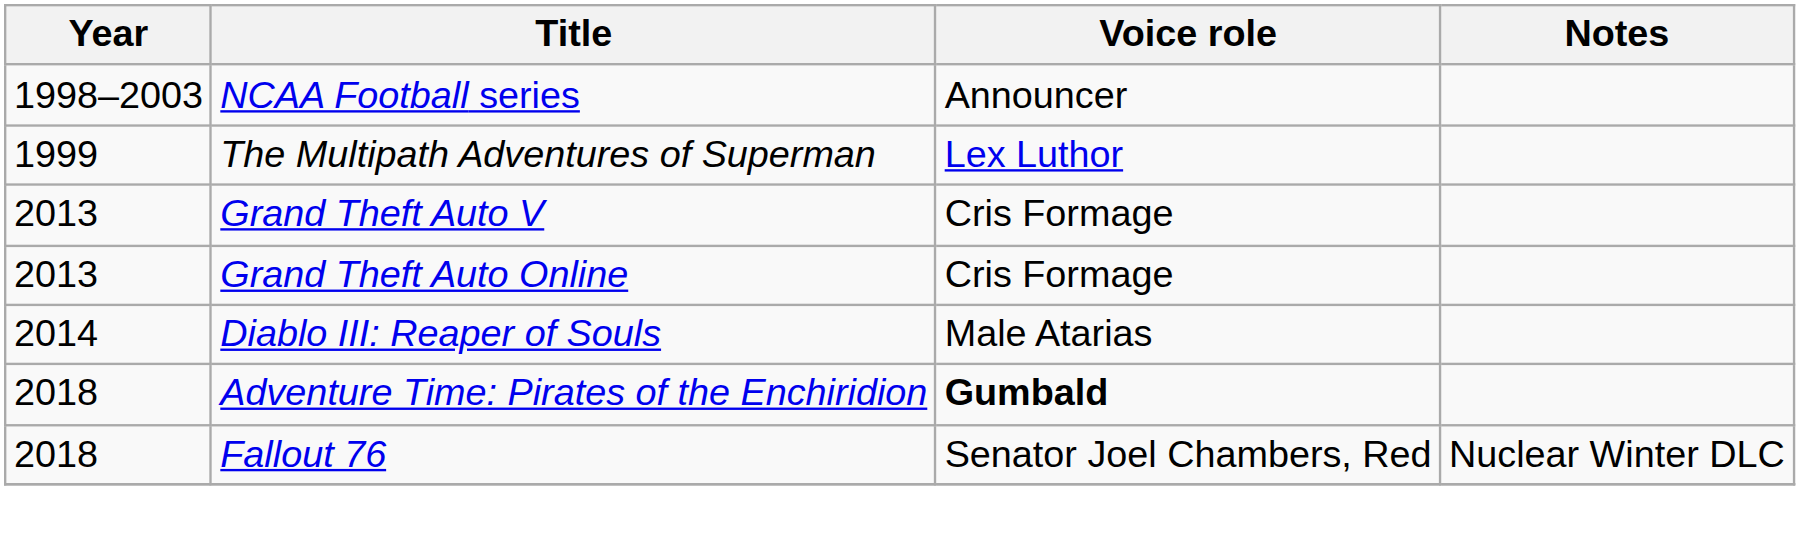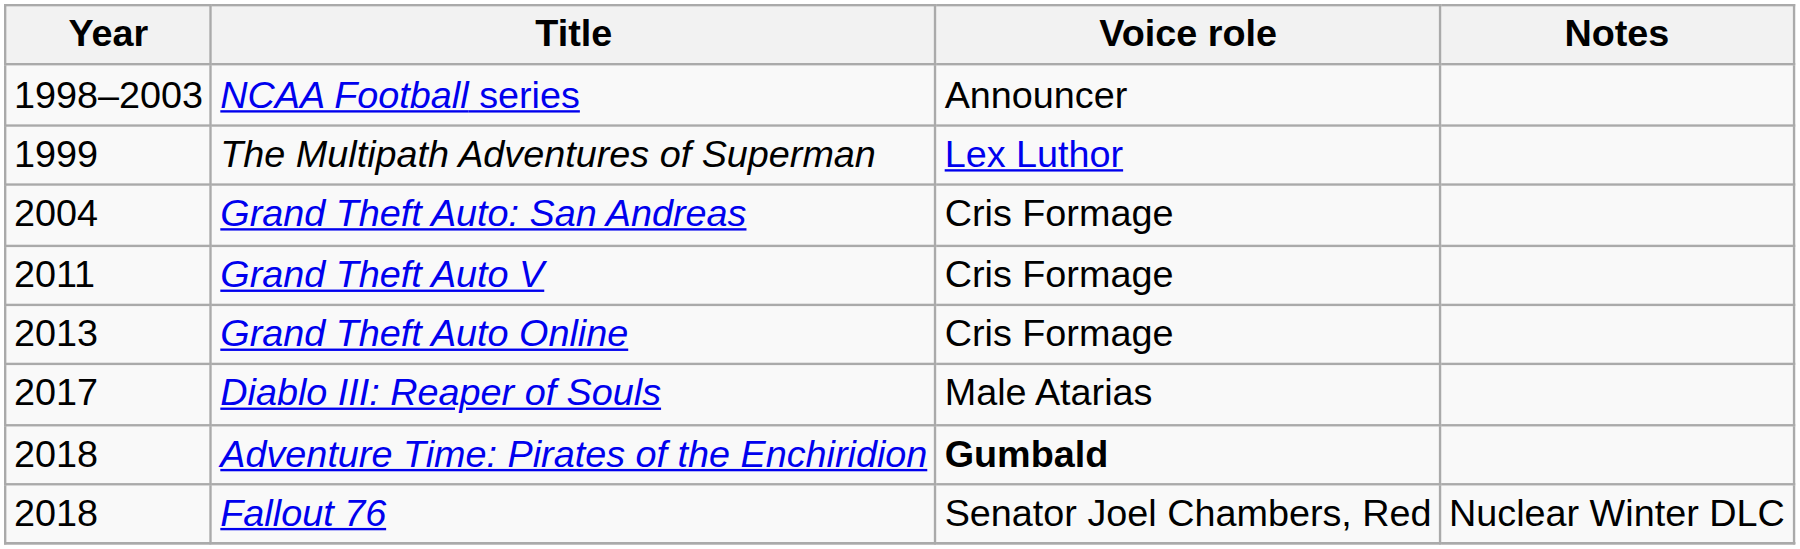+ row: (483, 214)
(56, 214) 2013 -> (54, 273) 2011
(56, 333) 2014 -> (56, 393) 2017
